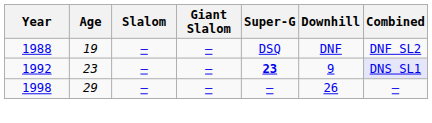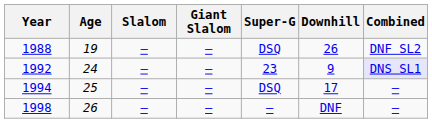(331, 48) DNF -> (331, 48) 26
(90, 68) 23 -> (90, 68) 24
(270, 68) bold -> (270, 68) normal
+ row: (37, 88)
(90, 88) 29 -> (90, 108) 26
(331, 88) 26 -> (331, 108) DNF
